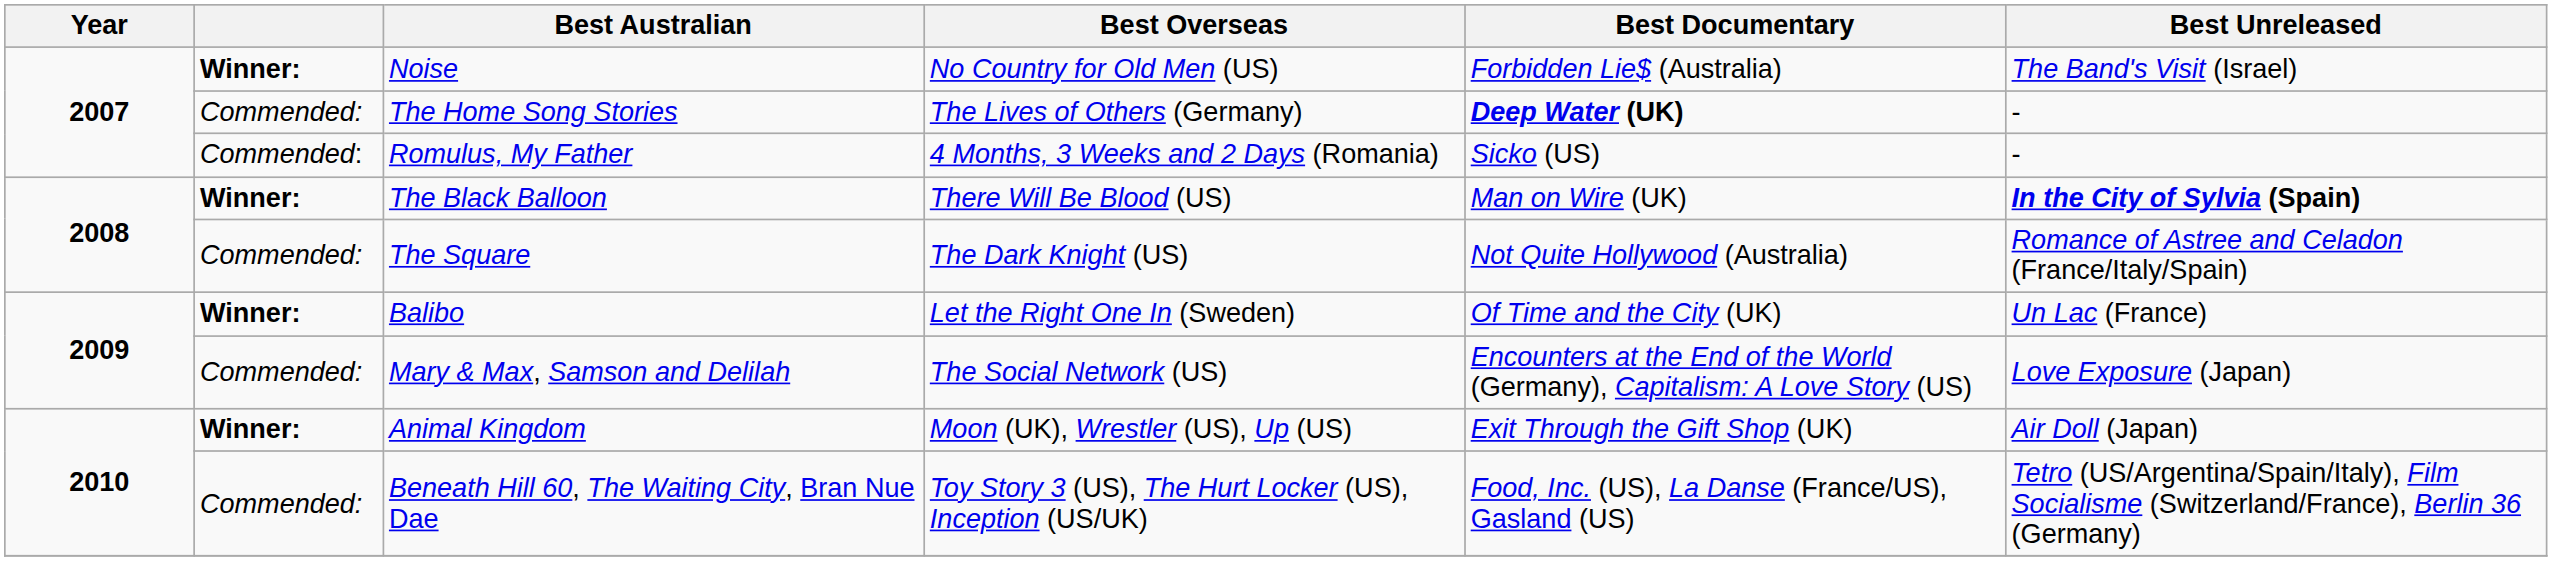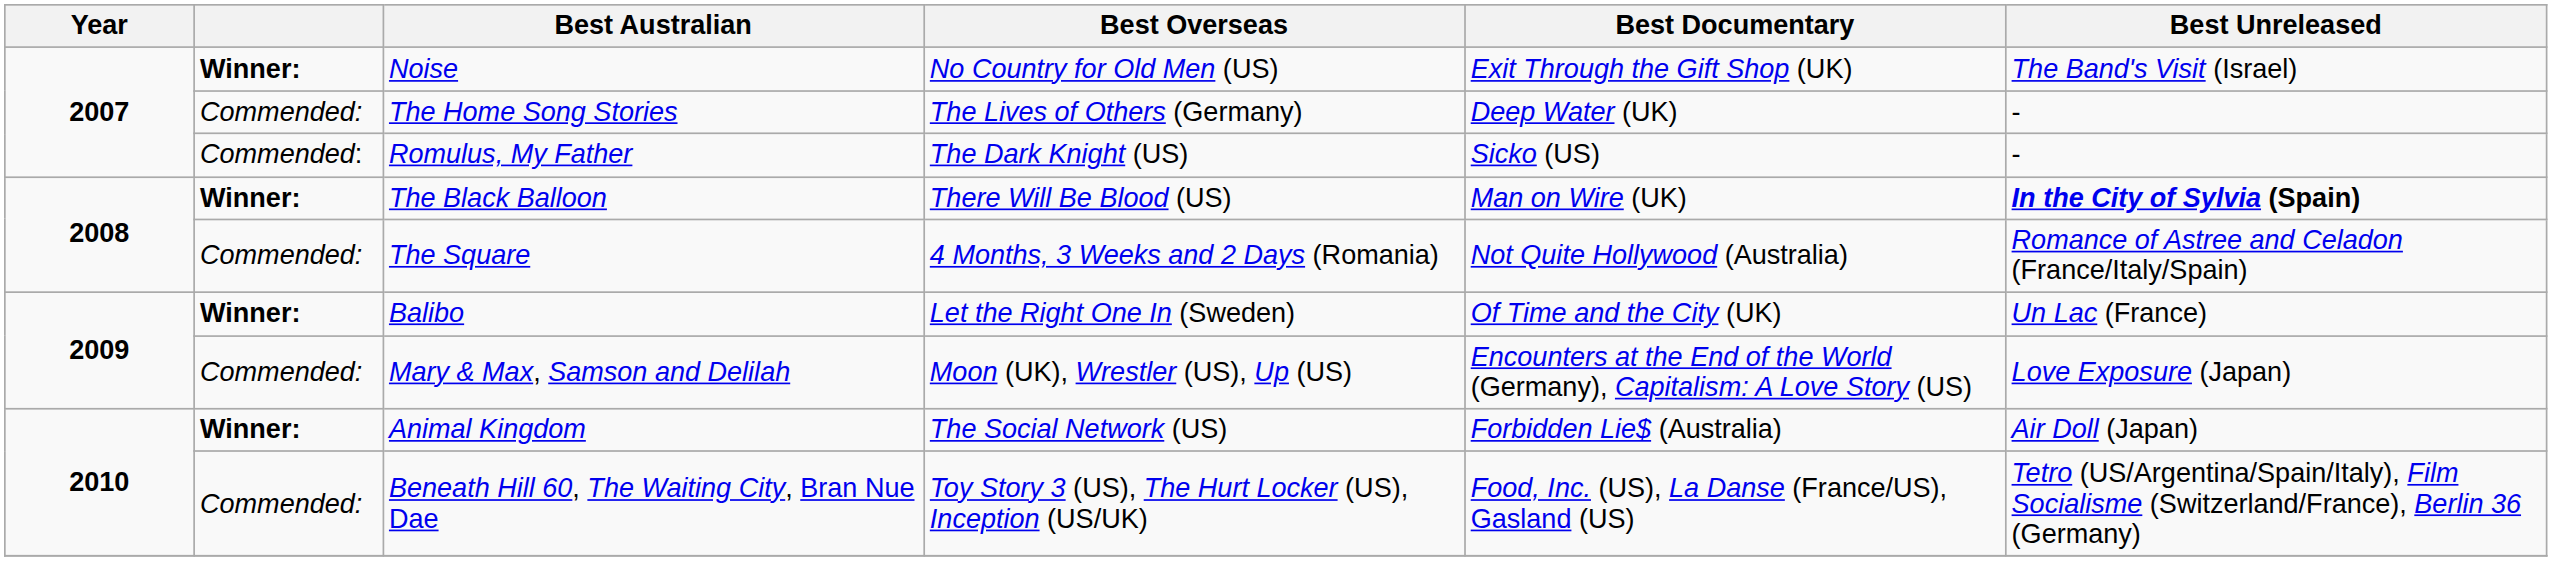(1626, 68) Forbidden Lie$ (Australia) -> (1662, 68) Exit Through the Gift Shop (UK)
(1577, 111) bold -> (1574, 111) normal
(1184, 154) 4 Months, 3 Weeks and 2 Days (Romania) -> (1059, 154) The Dark Knight (US)
(1059, 255) The Dark Knight (US) -> (1184, 255) 4 Months, 3 Weeks and 2 Days (Romania)
(1079, 371) The Social Network (US) -> (1141, 371) Moon (UK), Wrestler (US), Up (US)
(1141, 429) Moon (UK), Wrestler (US), Up (US) -> (1079, 429) The Social Network (US)
(1662, 429) Exit Through the Gift Shop (UK) -> (1626, 429) Forbidden Lie$ (Australia)
